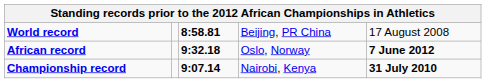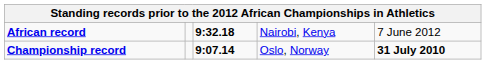- row: (43, 31)
(275, 50) Oslo, Norway -> (298, 31) Nairobi, Kenya
(402, 50) bold -> (409, 31) normal
(278, 68) Nairobi, Kenya -> (294, 50) Oslo, Norway
